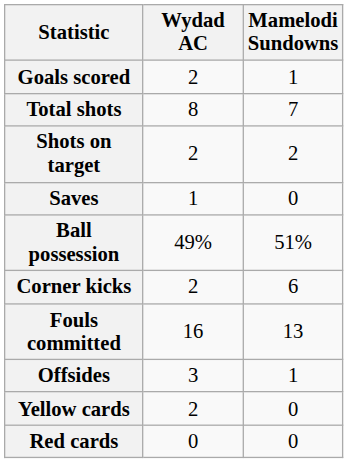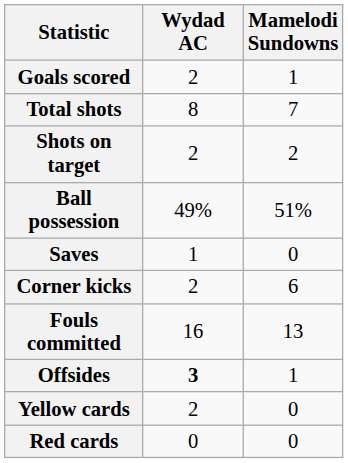rows swapped: (74, 198) <-> (74, 242)
(193, 375) normal -> (193, 375) bold
